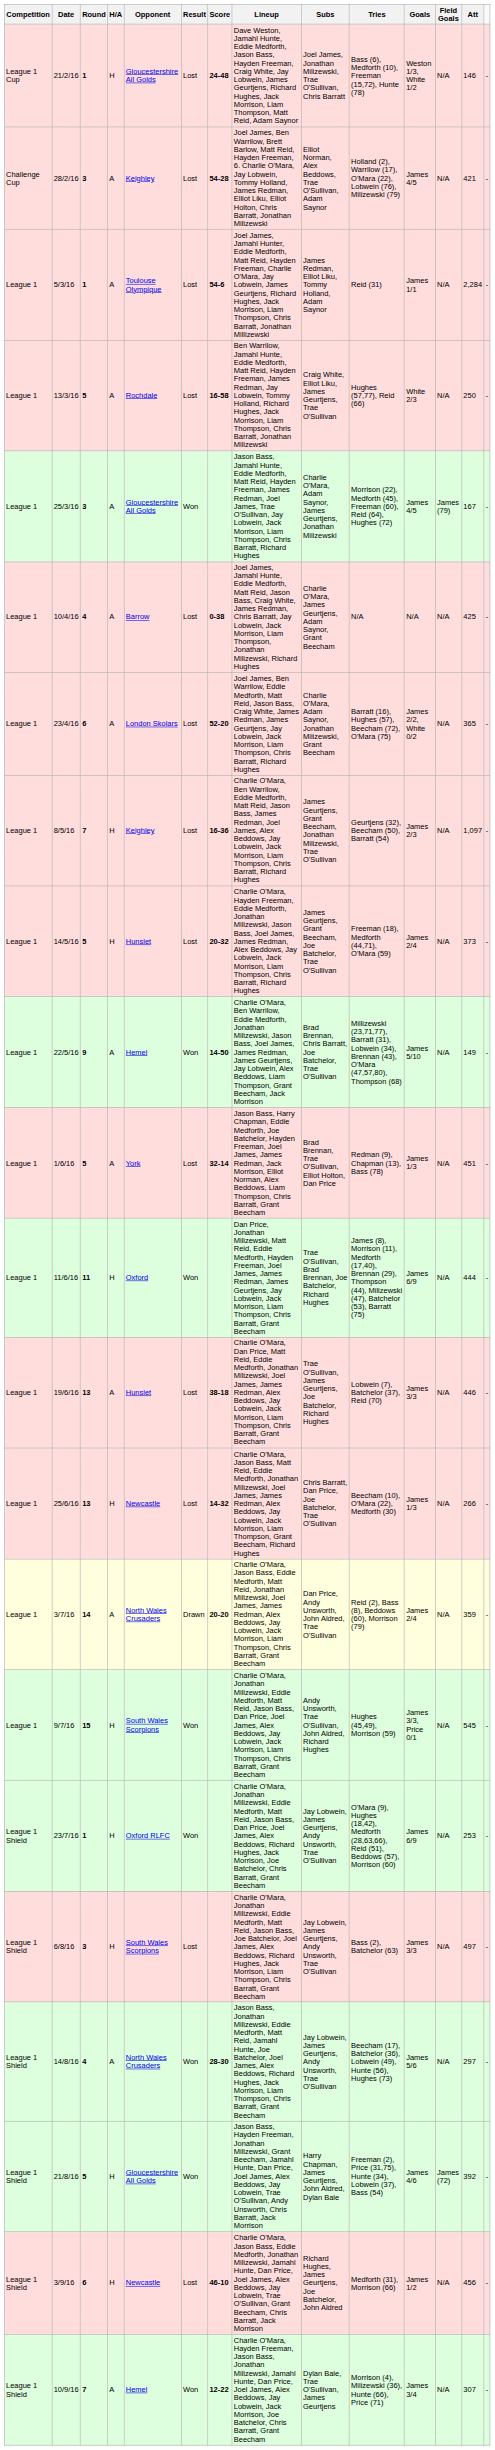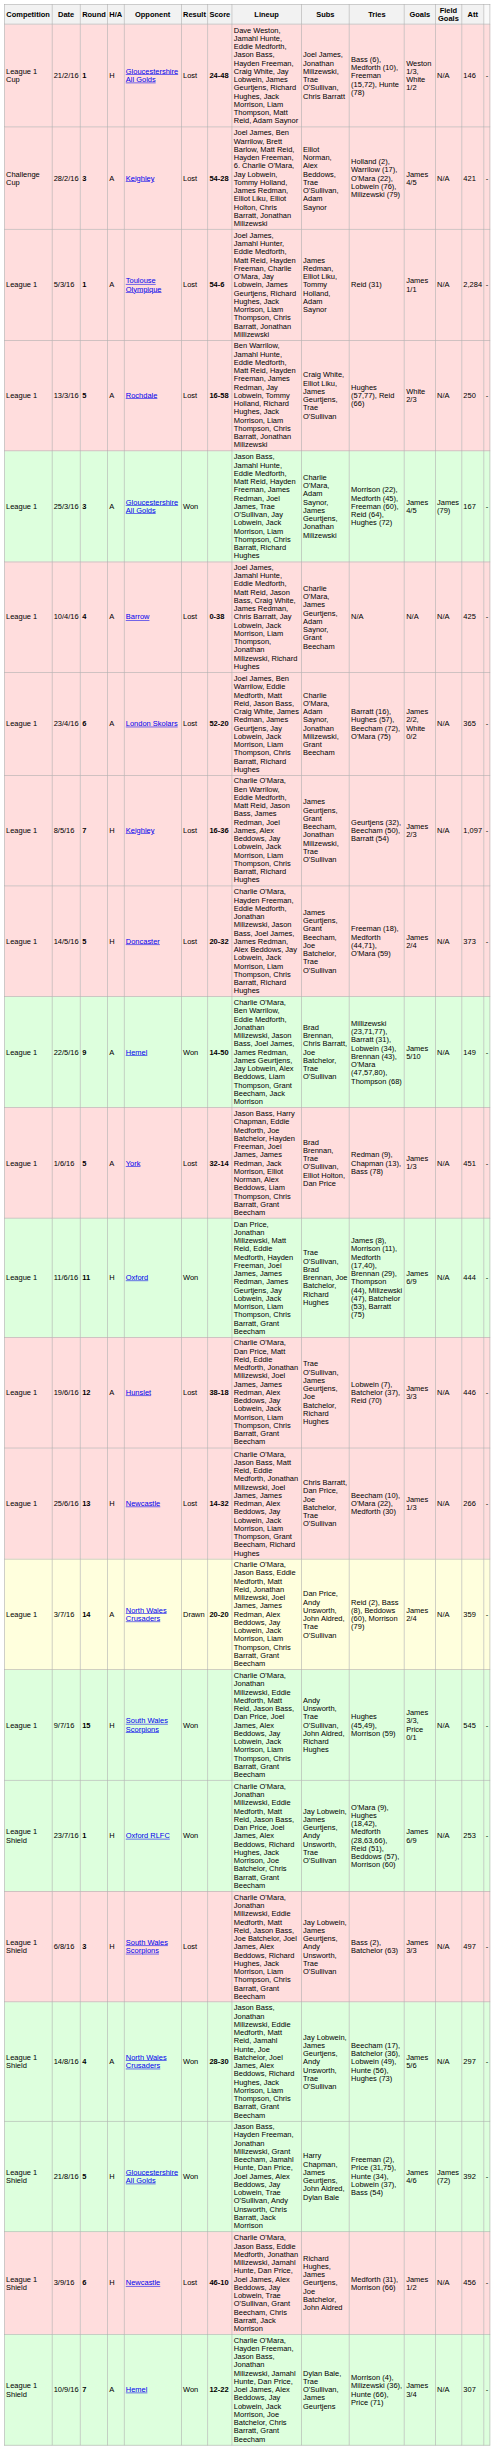(138, 941) Hunslet -> (143, 941) Doncaster
(86, 1392) 13 -> (86, 1392) 12
